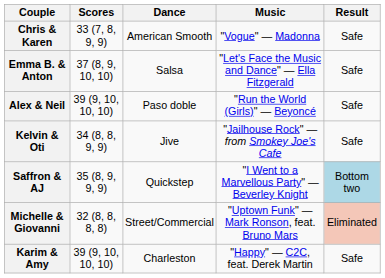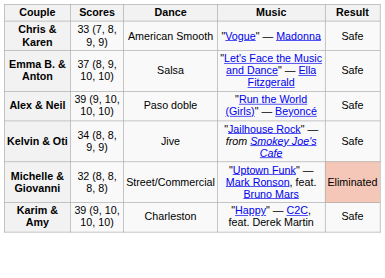- row: (37, 182)
